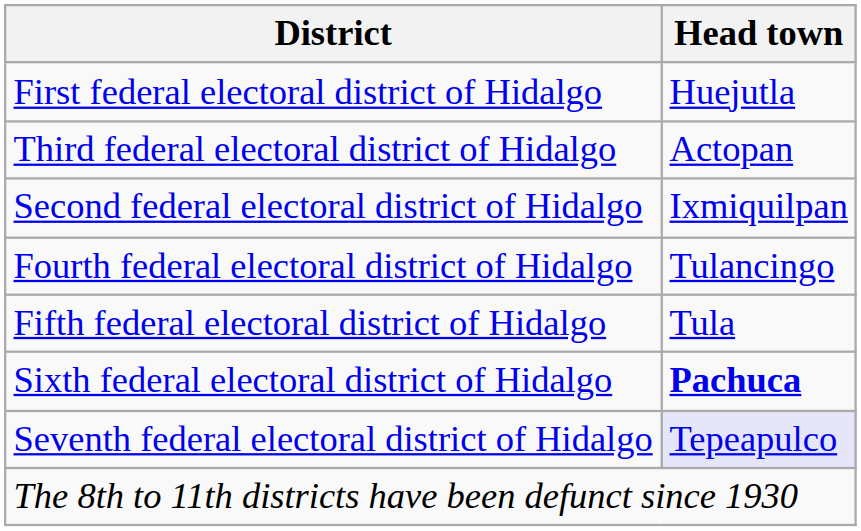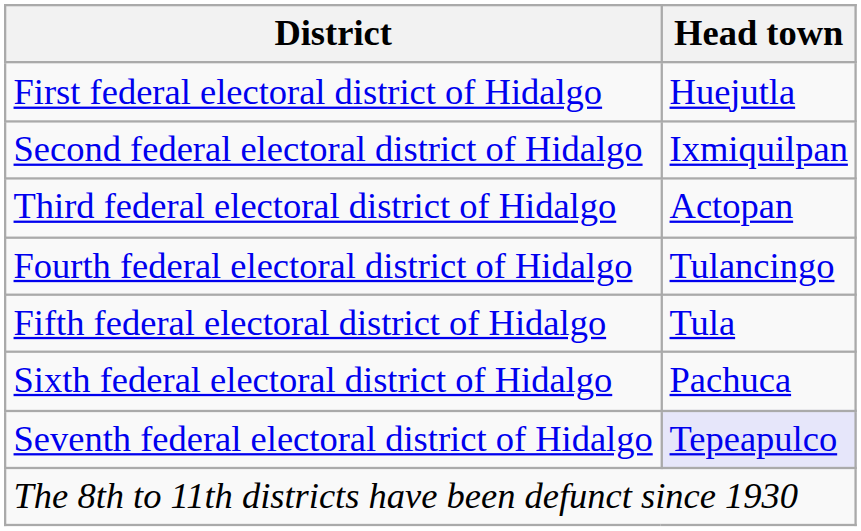rows swapped: (328, 206) <-> (315, 149)
(735, 380) bold -> (730, 380) normal
